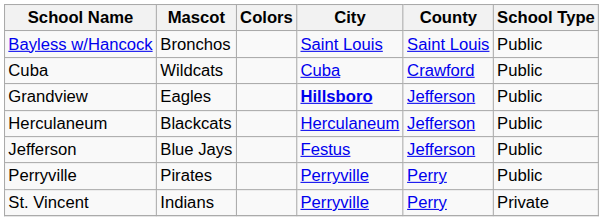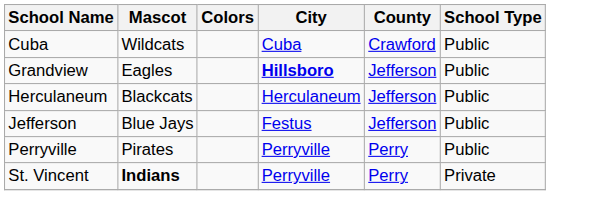- row: (80, 44)
(187, 202) normal -> (151, 176) bold
